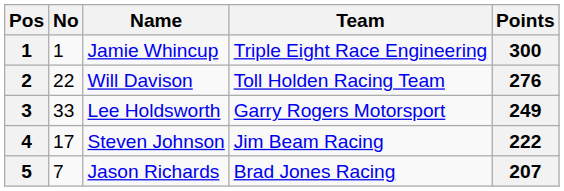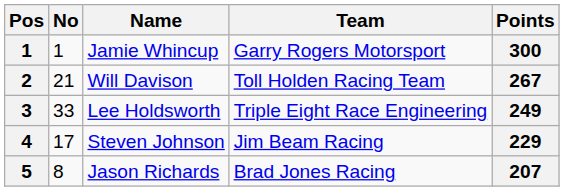(360, 50) Triple Eight Race Engineering -> (339, 50) Garry Rogers Motorsport
(64, 81) 22 -> (64, 81) 21
(525, 81) 276 -> (525, 81) 267
(339, 111) Garry Rogers Motorsport -> (360, 111) Triple Eight Race Engineering
(525, 141) 222 -> (525, 141) 229
(58, 172) 7 -> (58, 172) 8
